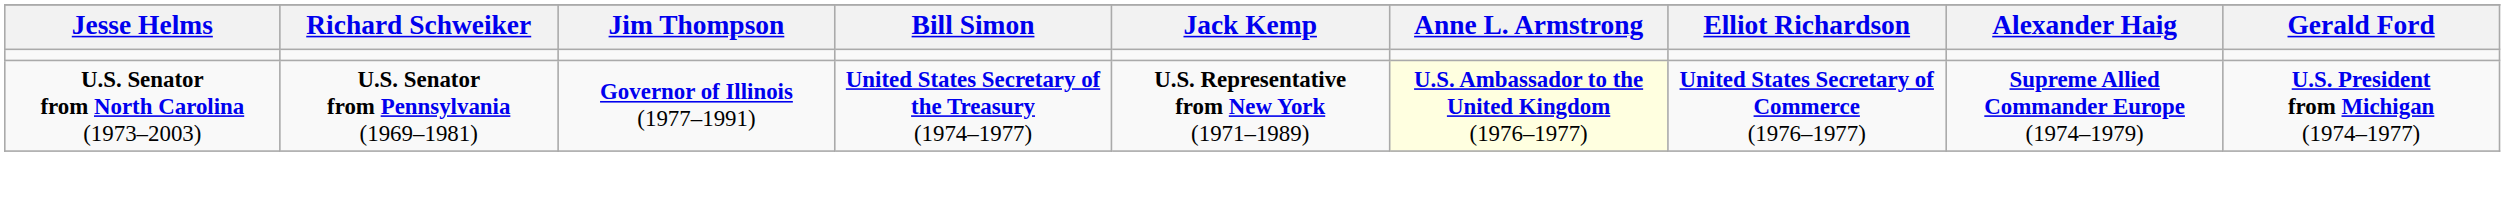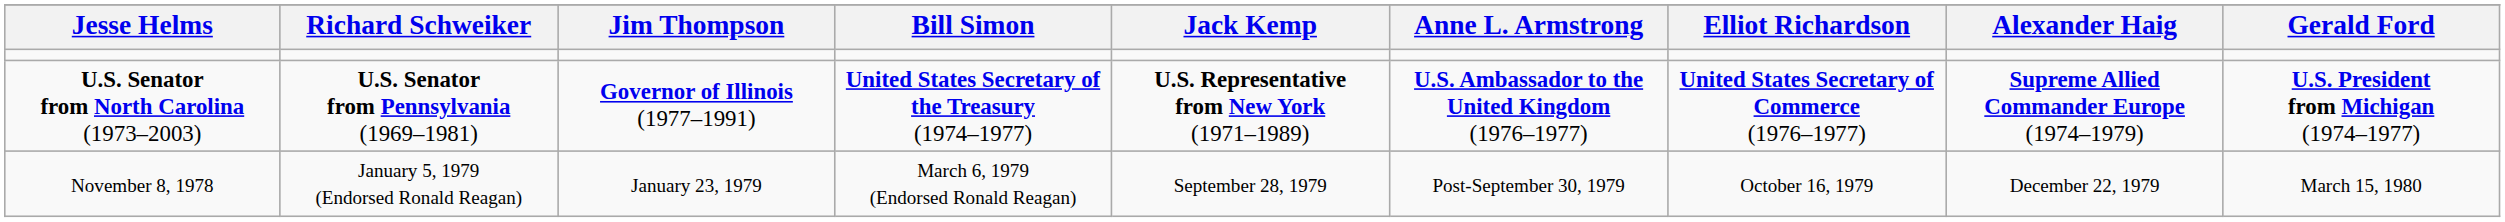(1529, 105) lightyellow background -> (1529, 105) no background
+ row: (142, 185)
